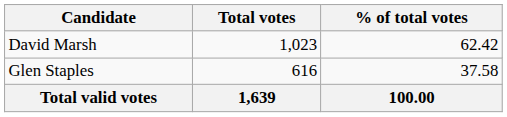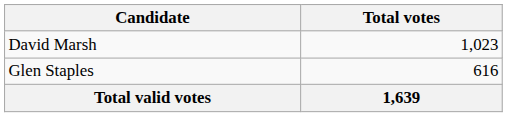- column: (412, 17)
